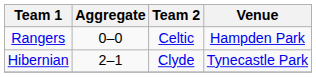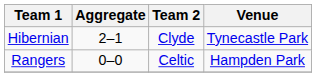rows swapped: (38, 60) <-> (38, 38)
